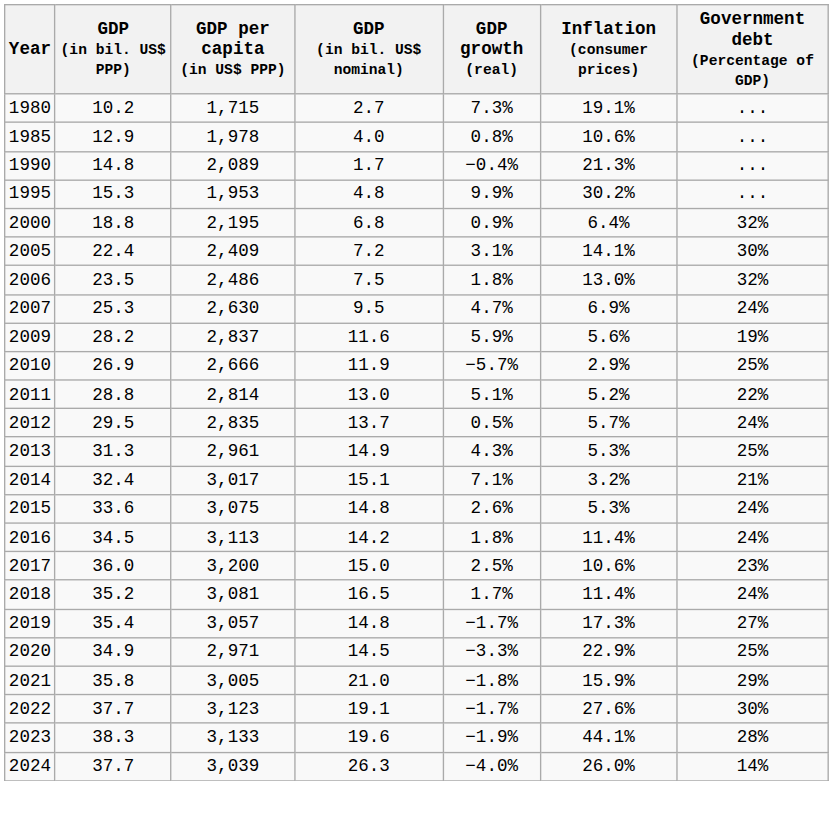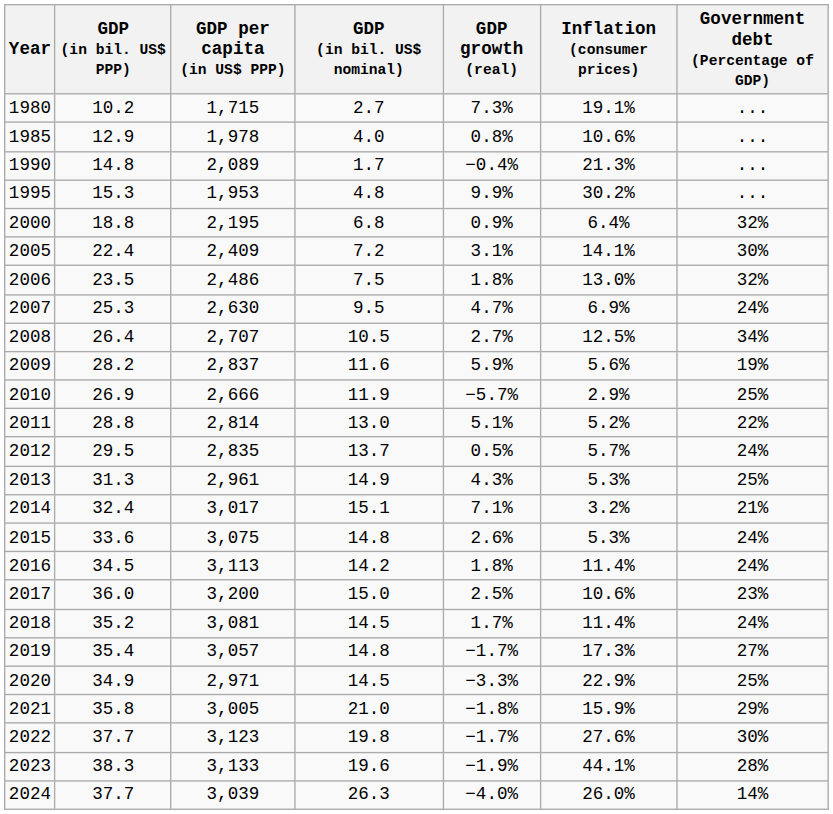+ row: (30, 337)
(369, 595) 16.5 -> (369, 623) 14.5
(369, 709) 19.1 -> (369, 738) 19.8
